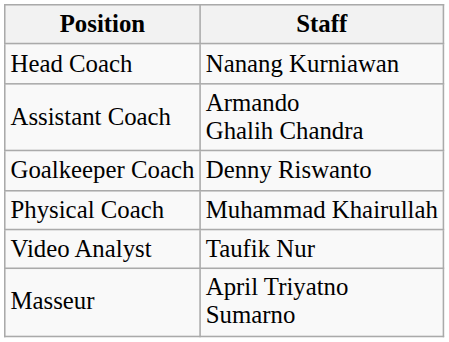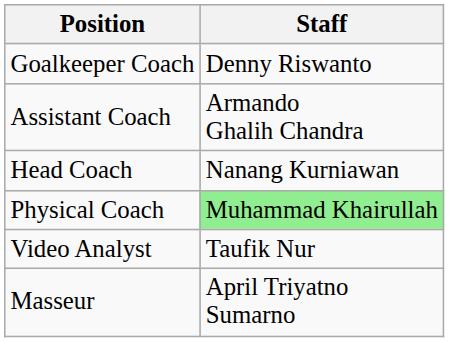rows swapped: (71, 63) <-> (102, 170)
(322, 209) no background -> (322, 209) lightgreen background
